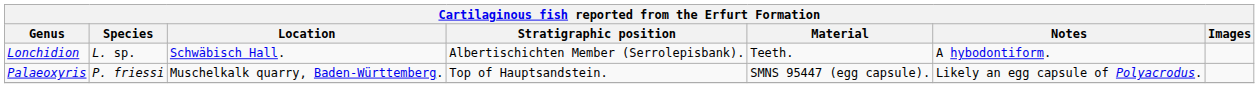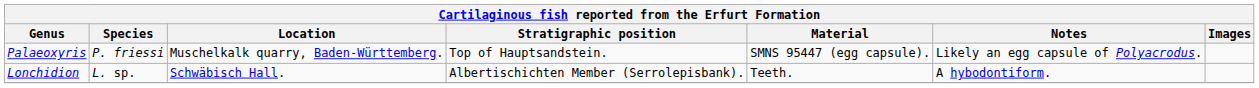rows swapped: (43, 53) <-> (47, 73)
